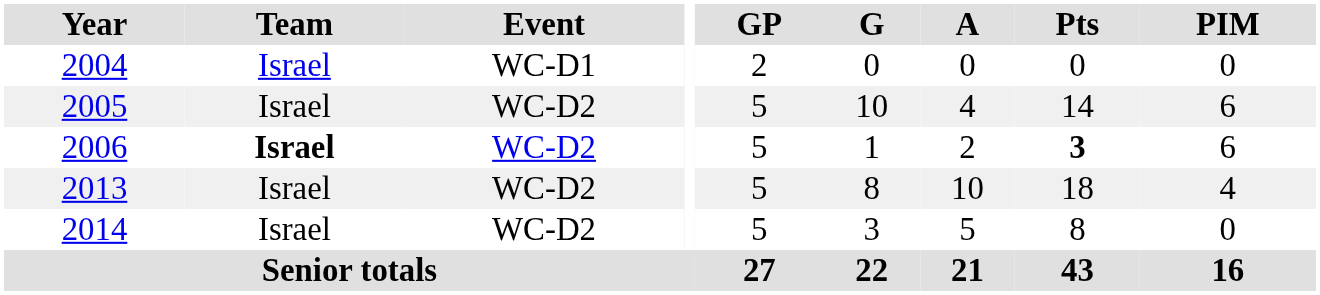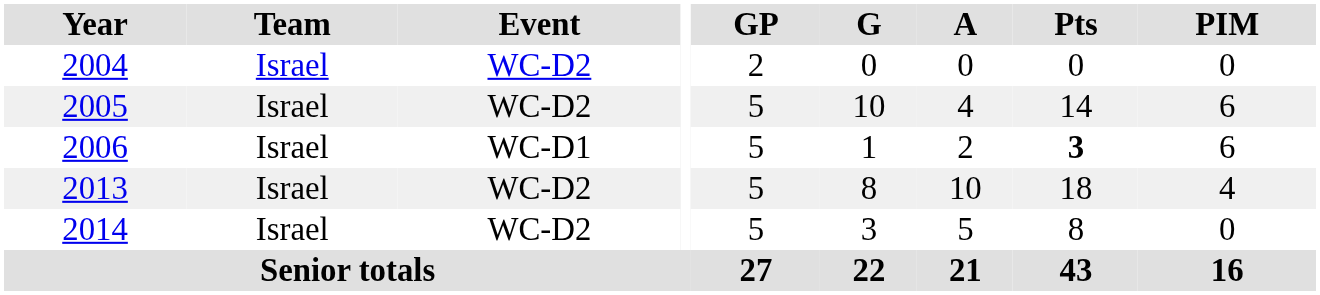(544, 64) WC-D1 -> (539, 64) WC-D2
(294, 146) bold -> (292, 146) normal
(544, 146) WC-D2 -> (539, 146) WC-D1
